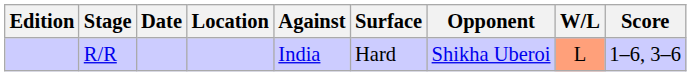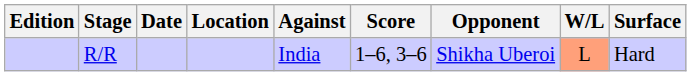columns swapped: (389, 20) <-> (645, 20)
